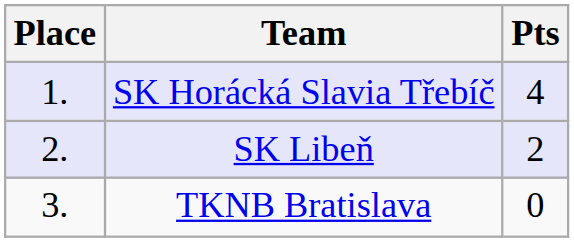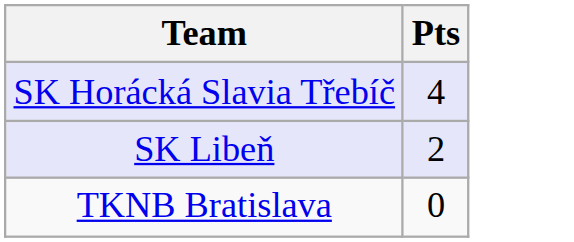- column: (55, 33)
